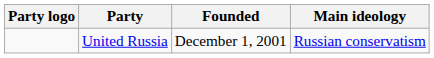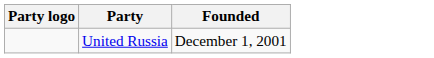- column: (360, 16)
